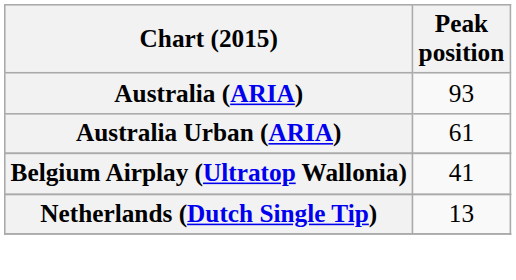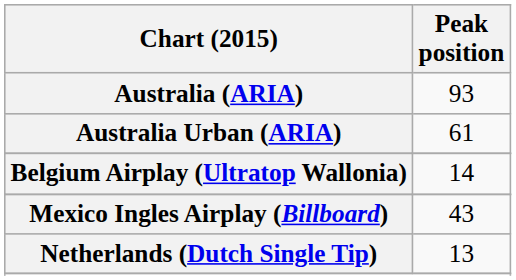(461, 173) 41 -> (461, 173) 14
+ row: (209, 213)
